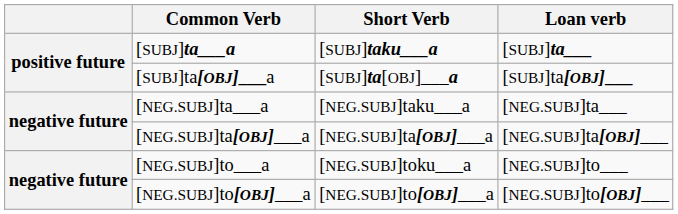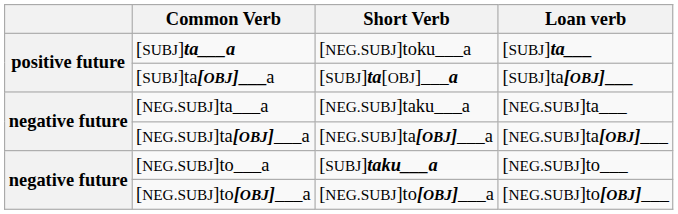(379, 48) [SUBJ]taku___a -> (395, 48) [NEG.SUBJ]toku___a
(395, 164) [NEG.SUBJ]toku___a -> (379, 164) [SUBJ]taku___a
